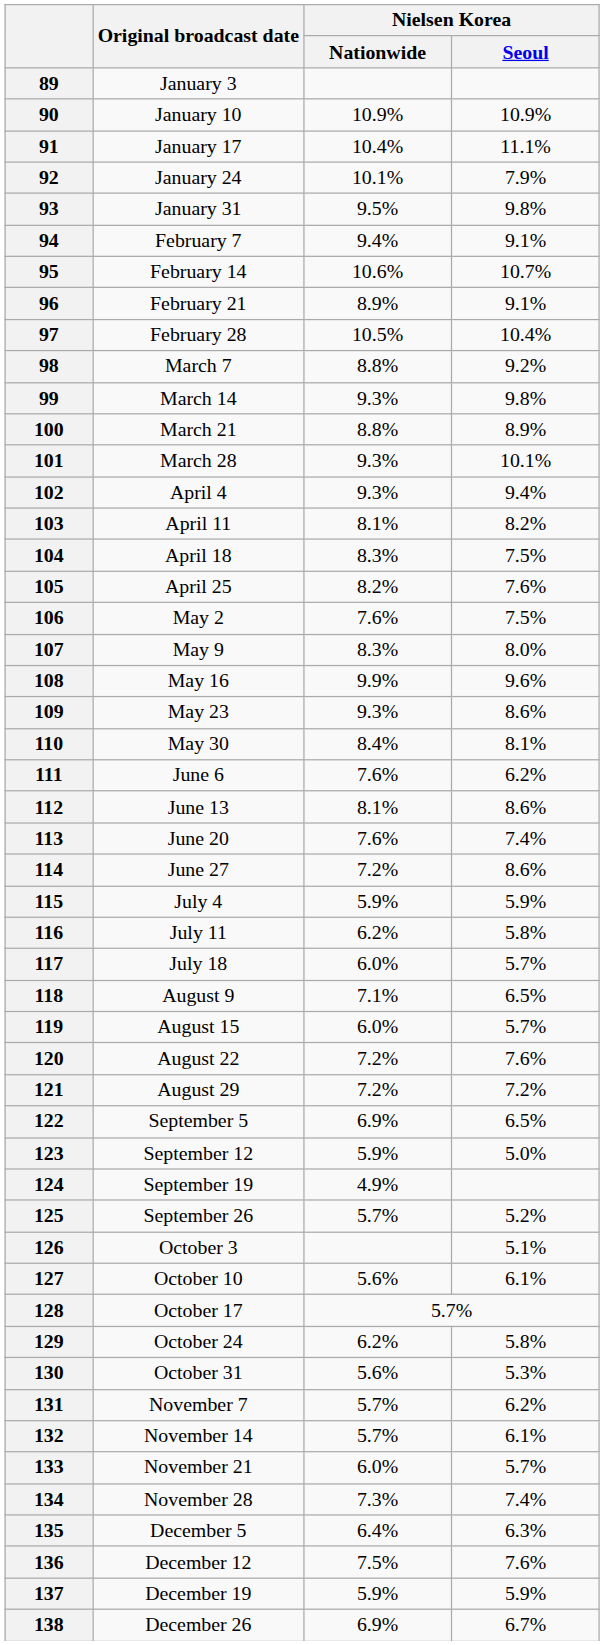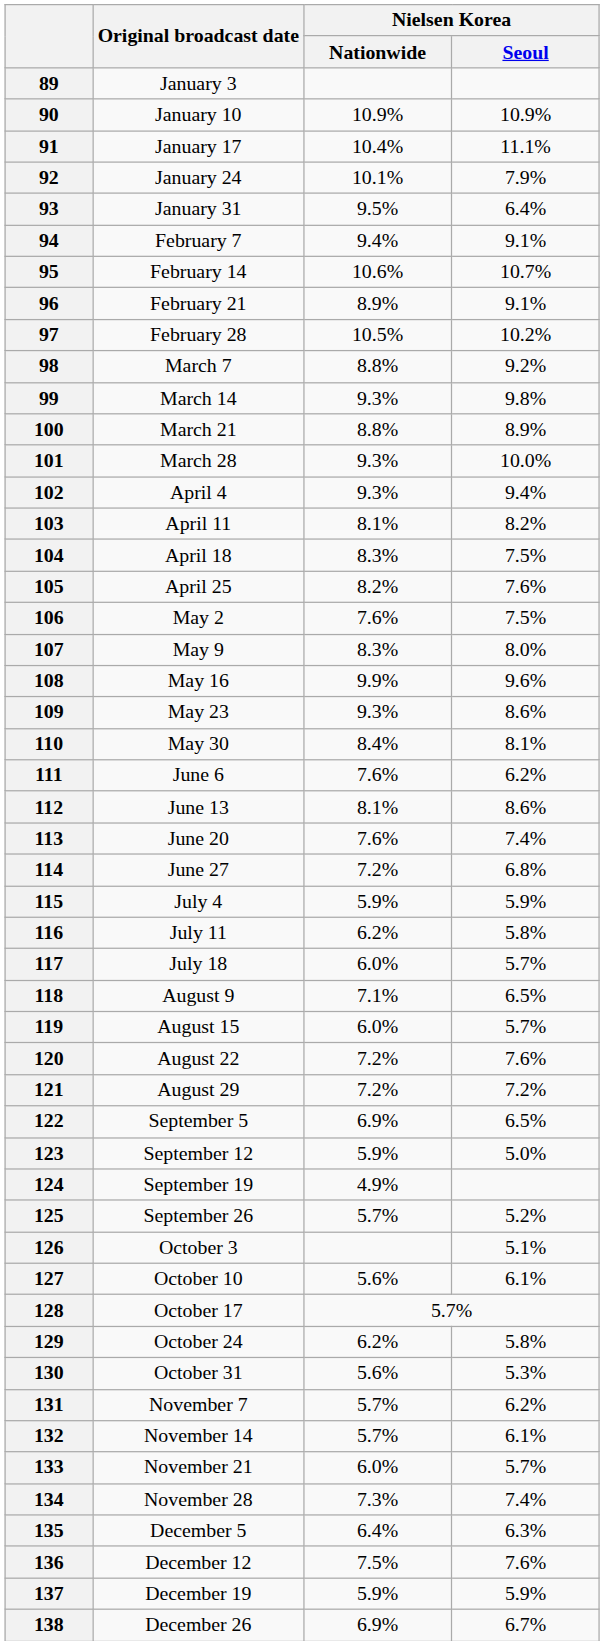(526, 209) 9.8% -> (526, 209) 6.4%
(526, 334) 10.4% -> (526, 334) 10.2%
(526, 460) 10.1% -> (526, 460) 10.0%
(526, 869) 8.6% -> (526, 869) 6.8%
